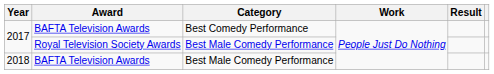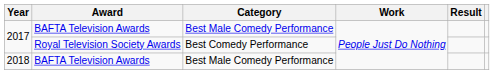(247, 28) Best Comedy Performance -> (259, 28) Best Male Comedy Performance
(259, 45) Best Male Comedy Performance -> (247, 45) Best Comedy Performance
